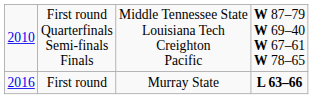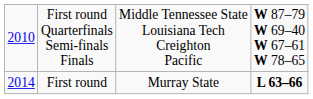(21, 82) 2016 -> (21, 82) 2014
